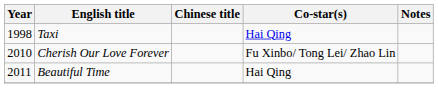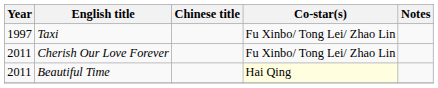(20, 33) 1998 -> (20, 33) 1997
(268, 33) Hai Qing -> (320, 33) Fu Xinbo/ Tong Lei/ Zhao Lin
(20, 53) 2010 -> (19, 53) 2011
(268, 72) no background -> (268, 72) lightyellow background
